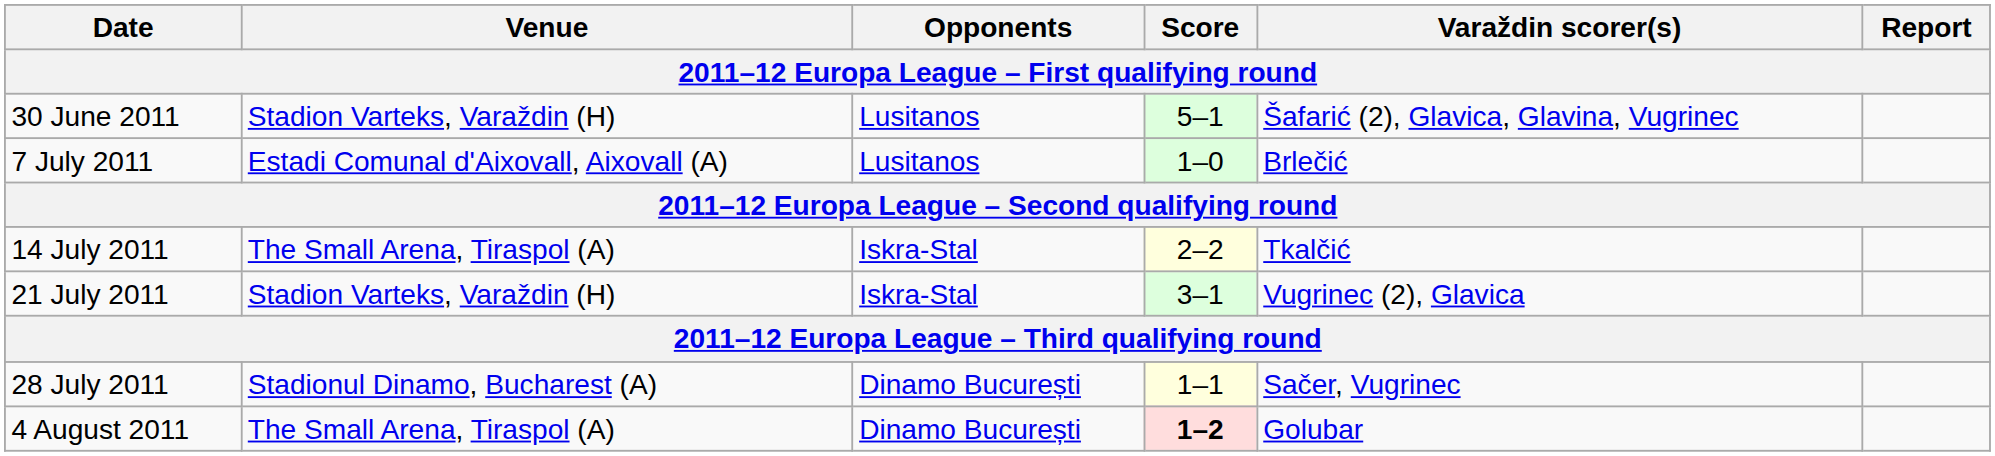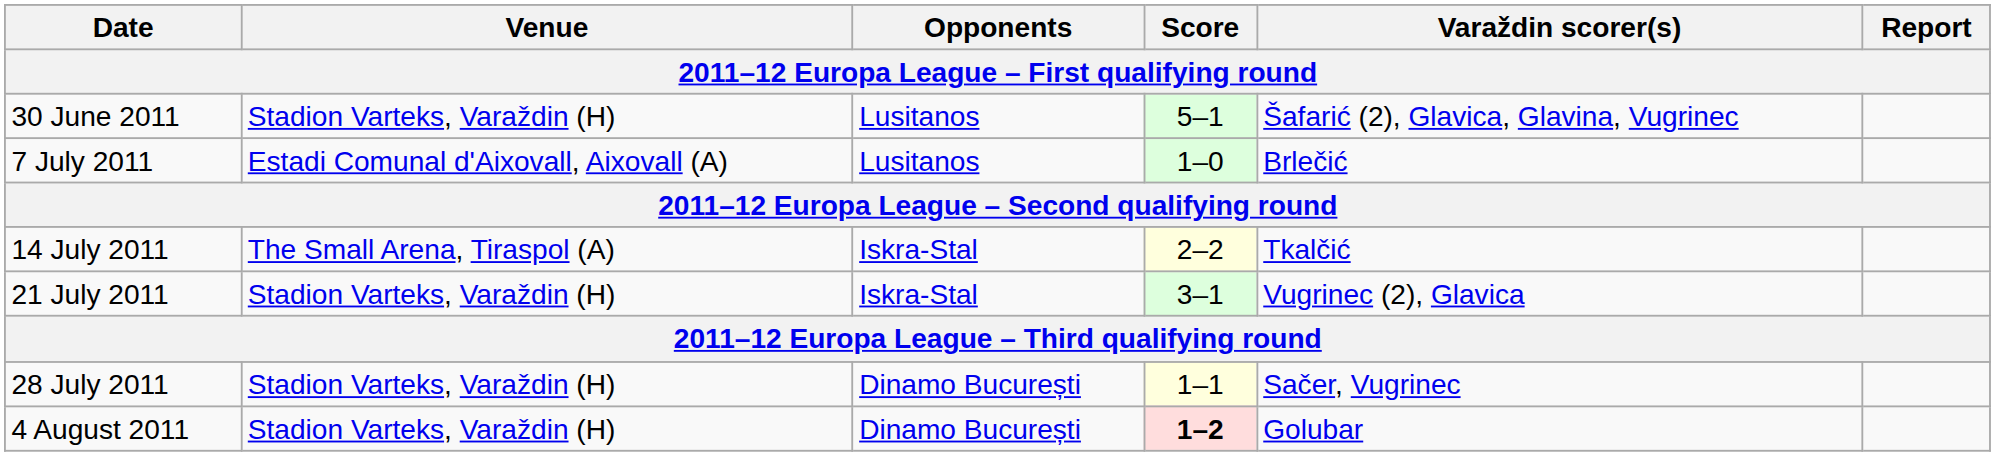(452, 383) Stadionul Dinamo, Bucharest (A) -> (432, 383) Stadion Varteks, Varaždin (H)
(431, 428) The Small Arena, Tiraspol (A) -> (432, 428) Stadion Varteks, Varaždin (H)
